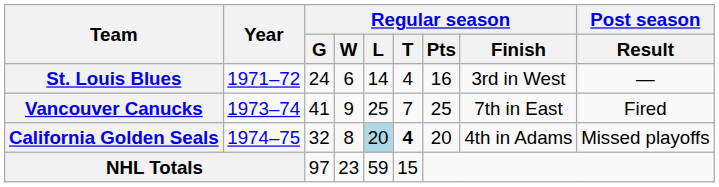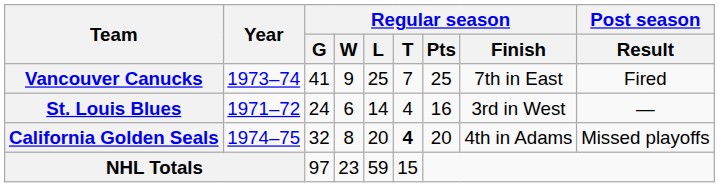rows swapped: (114, 79) <-> (114, 108)
(378, 138) lightblue background -> (378, 138) no background
